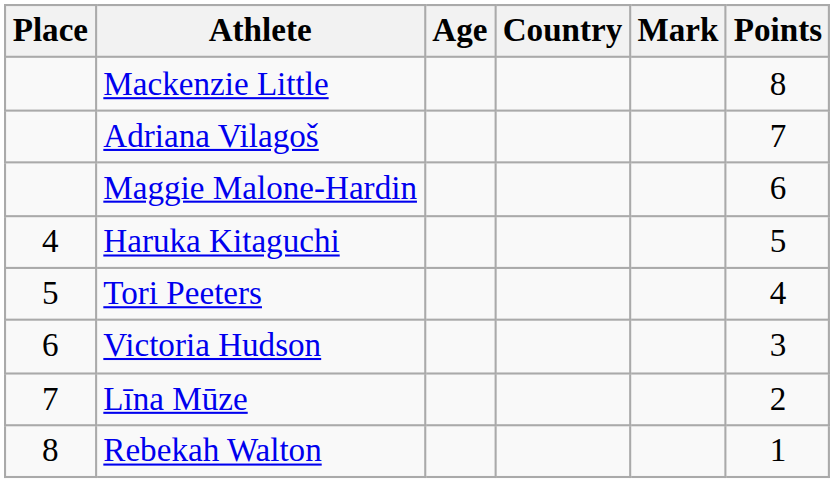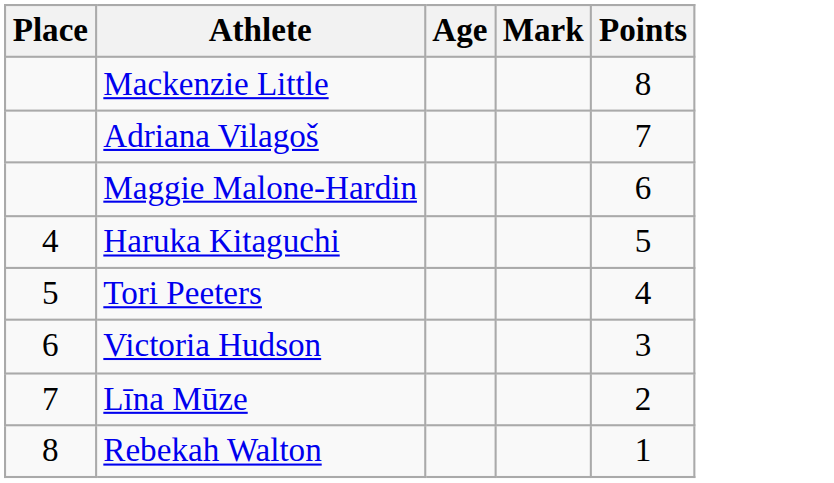- column: (562, 30)
